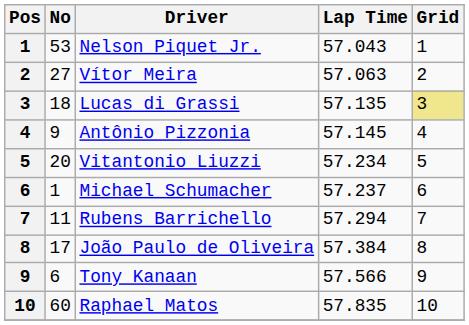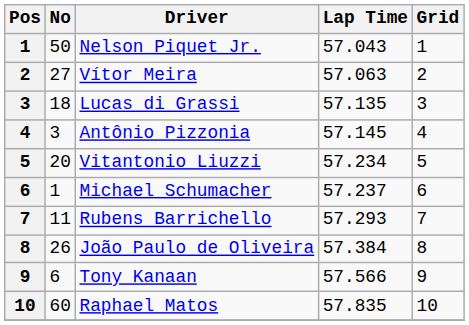(60, 48) 53 -> (60, 48) 50
(422, 106) khaki background -> (422, 106) no background
(55, 134) 9 -> (55, 134) 3
(355, 220) 57.294 -> (355, 220) 57.293
(60, 249) 17 -> (60, 249) 26
